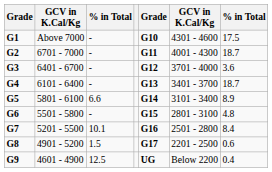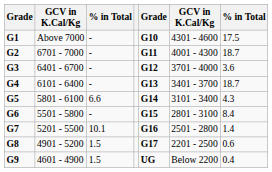(228, 99) 8.9 -> (228, 99) 4.3
(228, 114) 4.8 -> (228, 114) 8.4
(228, 129) 8.4 -> (228, 129) 1.4
(97, 159) 12.5 -> (95, 159) 1.5
